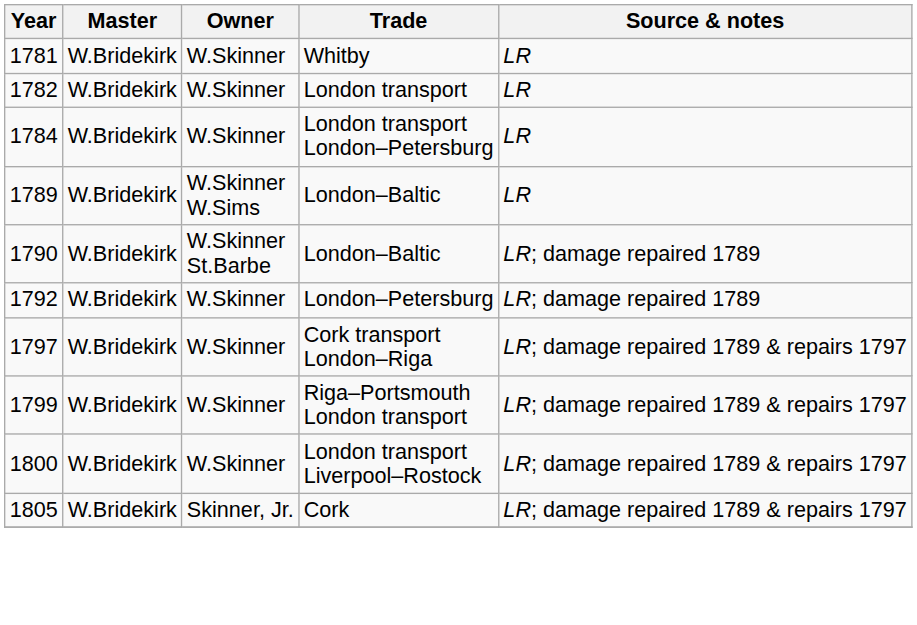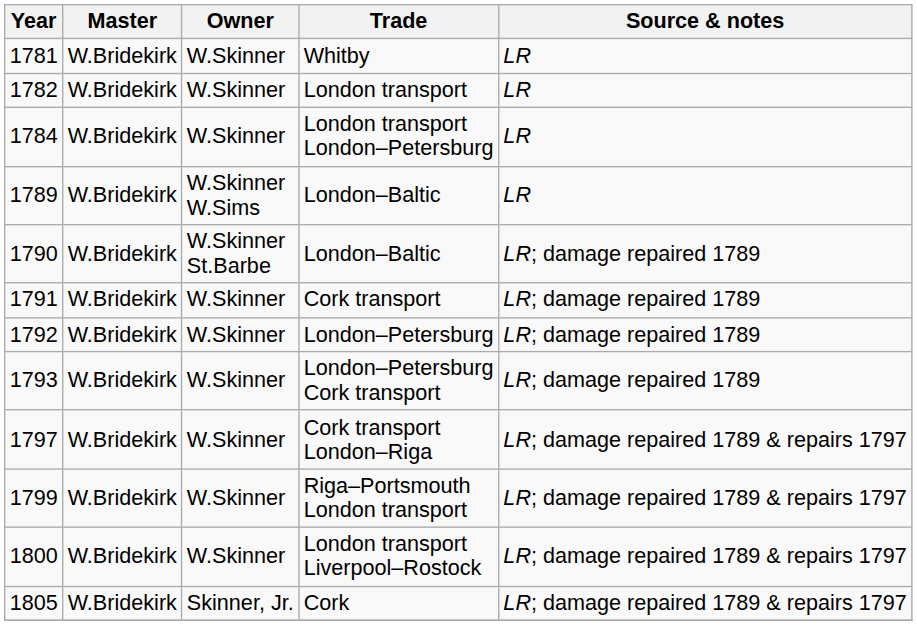+ row: (34, 300)
+ row: (34, 380)
